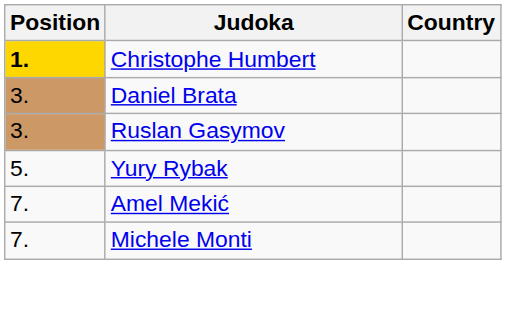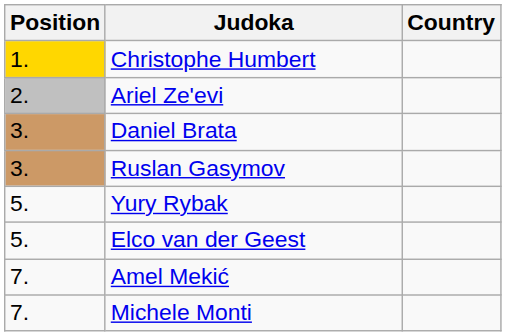(20, 58) bold -> (20, 58) normal
+ row: (167, 95)
+ row: (208, 240)
